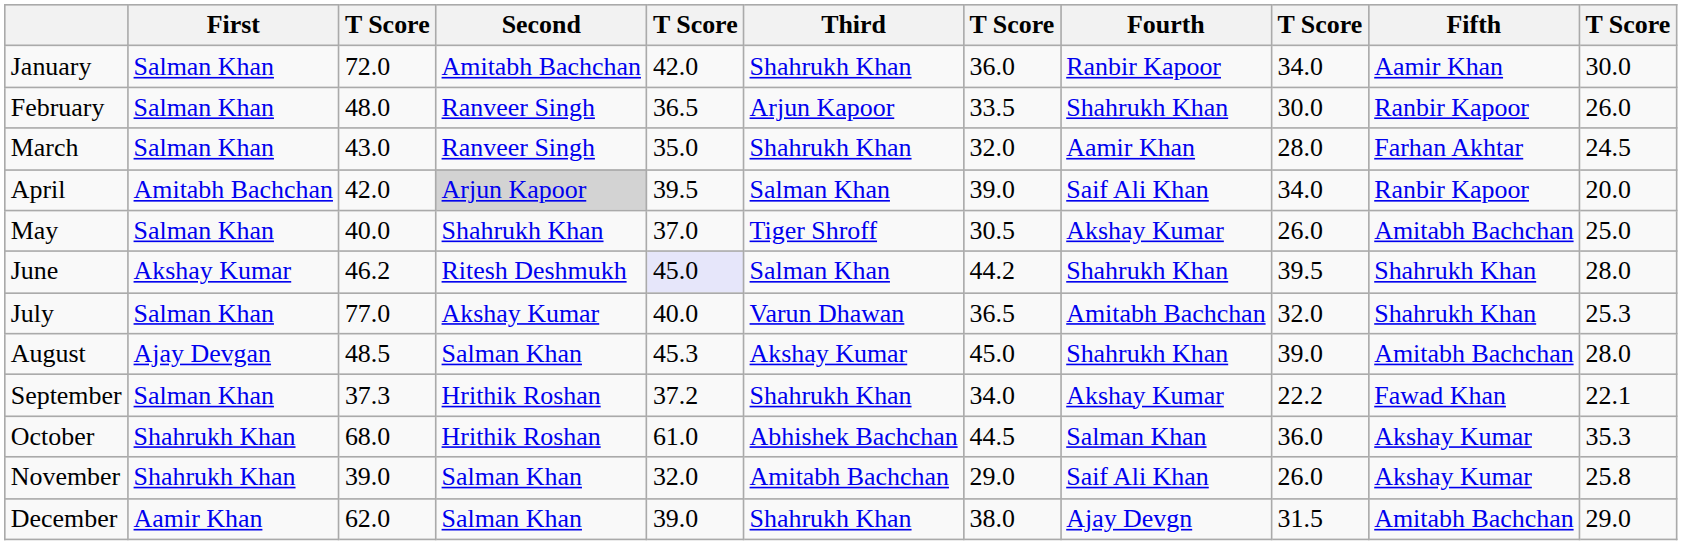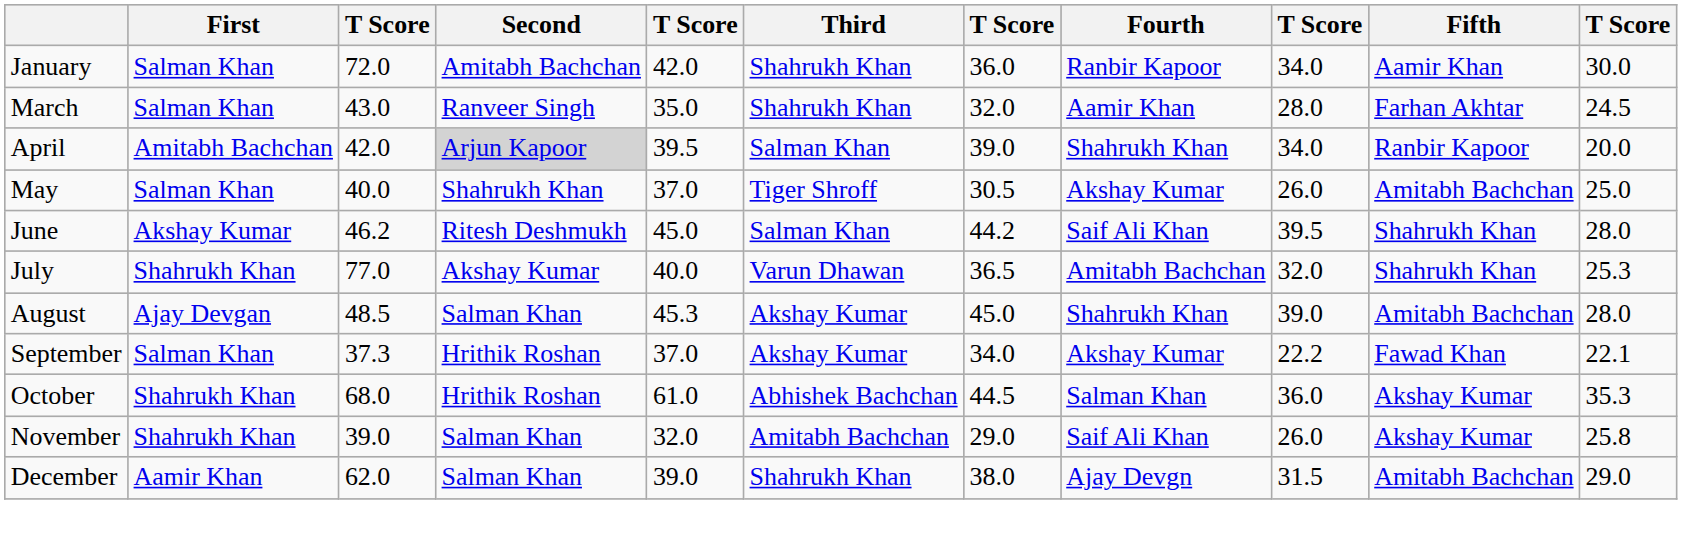- row: (58, 107)
(1137, 189) Saif Ali Khan -> (1147, 148) Shahrukh Khan
(676, 271) lavender background -> (676, 230) no background
(1147, 271) Shahrukh Khan -> (1137, 230) Saif Ali Khan
(204, 312) Salman Khan -> (215, 271) Shahrukh Khan
(676, 395) 37.2 -> (676, 353) 37.0
(831, 395) Shahrukh Khan -> (828, 353) Akshay Kumar
